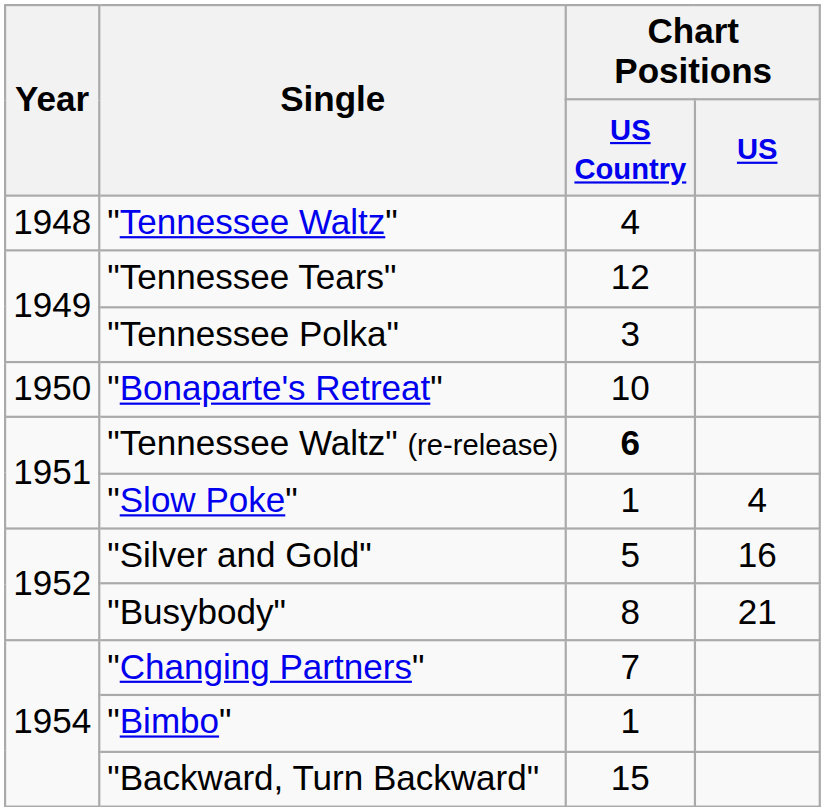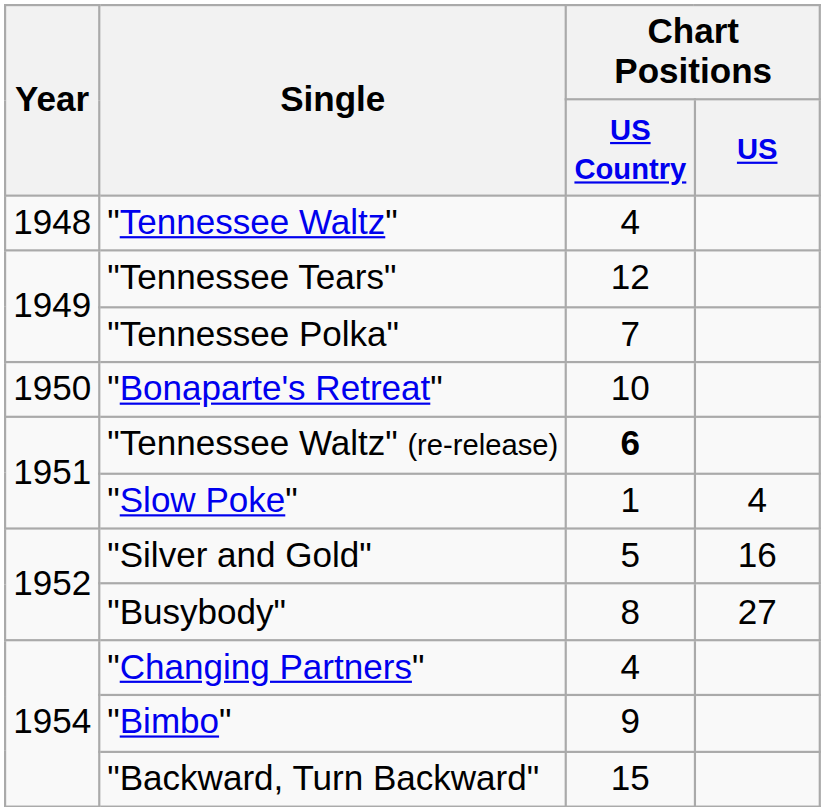(630, 333) 3 -> (630, 333) 7
(757, 611) 21 -> (757, 611) 27
(630, 666) 7 -> (630, 666) 4
(630, 722) 1 -> (630, 722) 9
